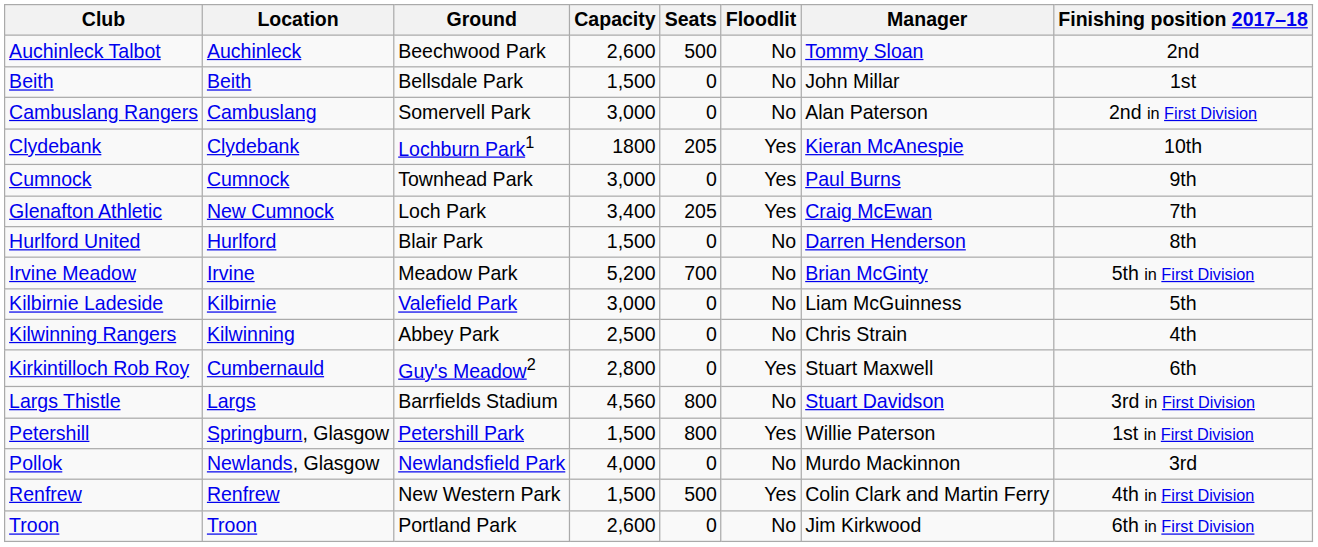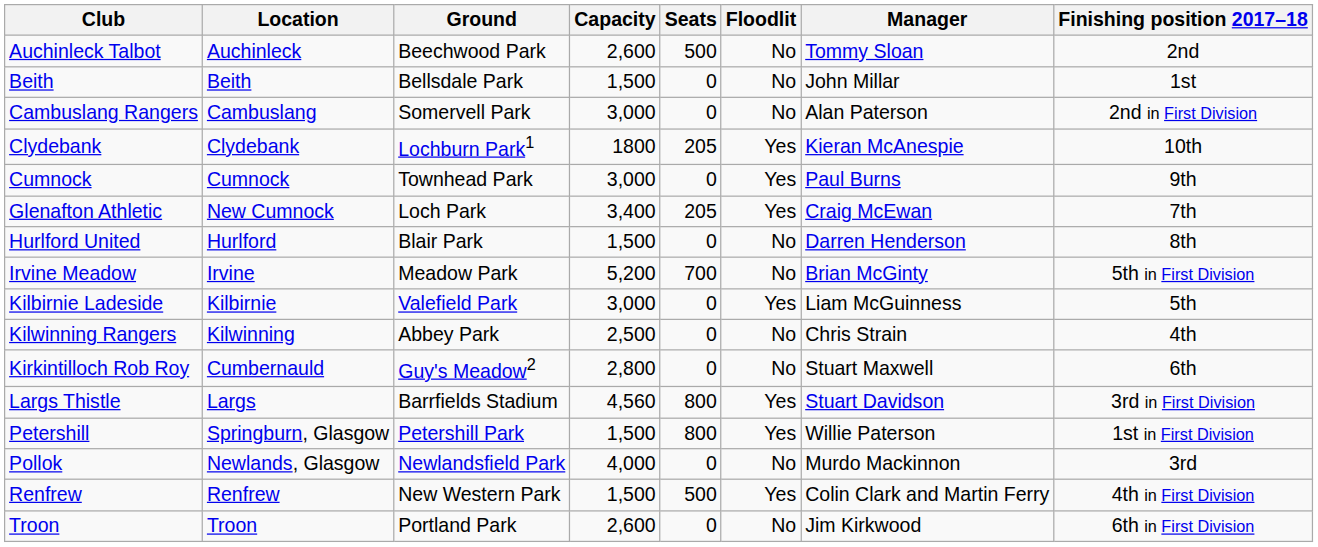(784, 303) No -> (780, 303) Yes
(780, 368) Yes -> (784, 368) No
(784, 402) No -> (780, 402) Yes
